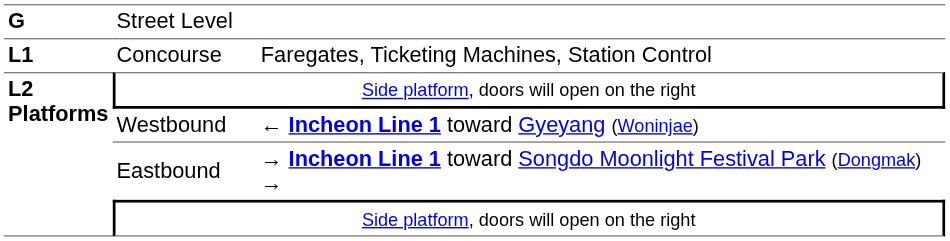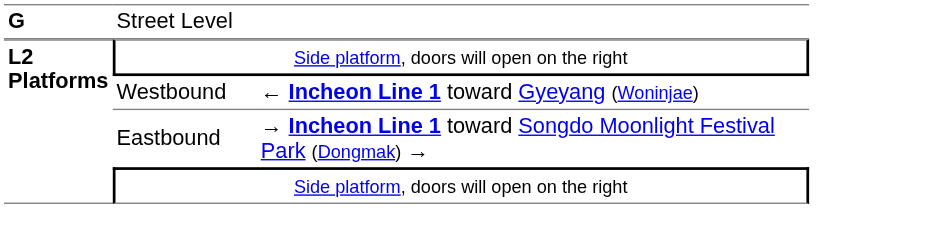- row: (169, 55)
